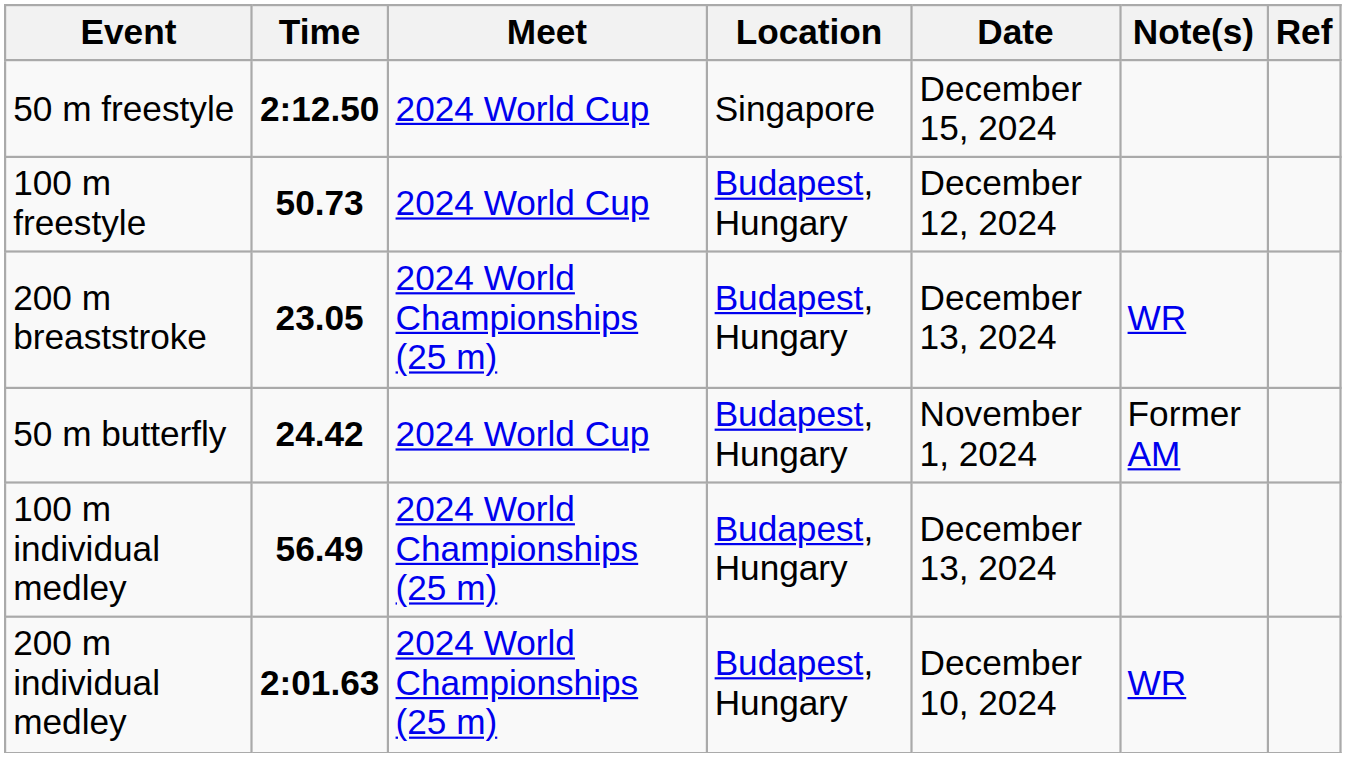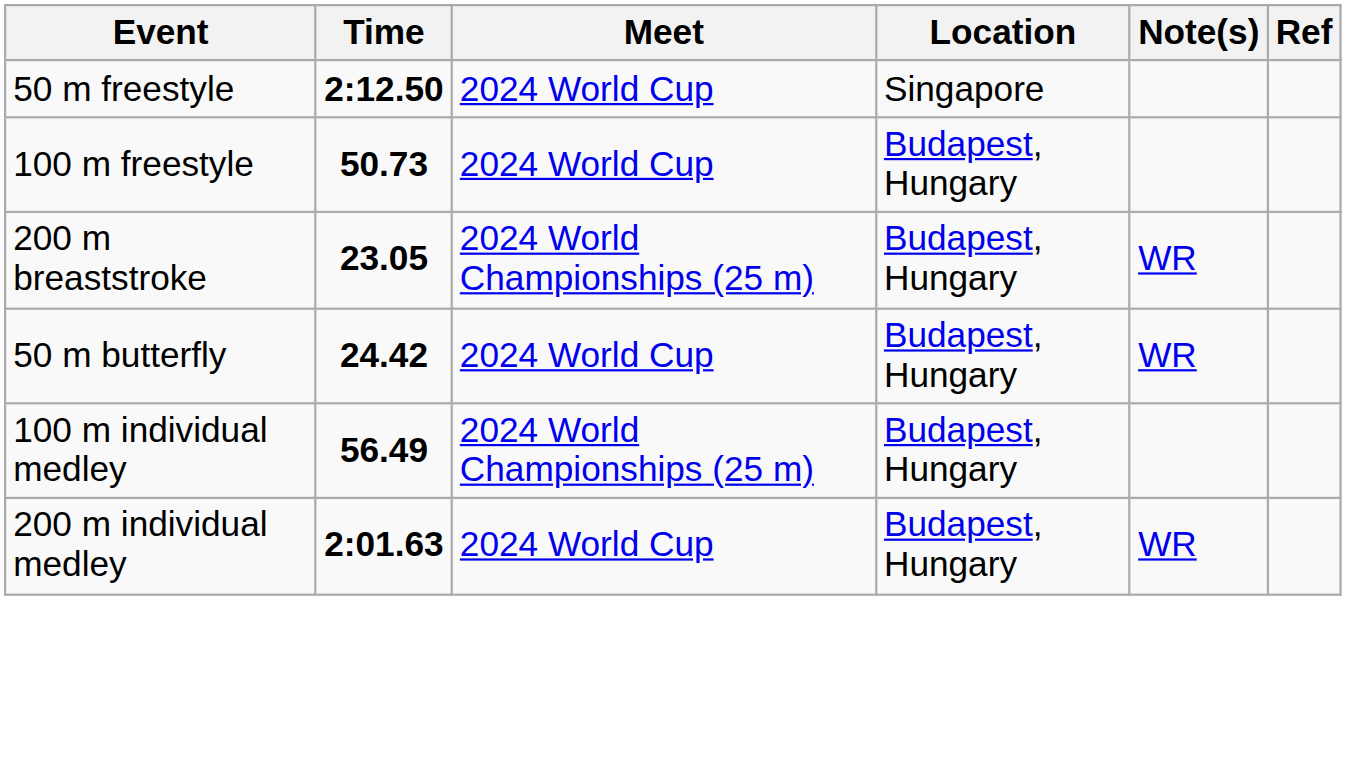- column: (1015, 32)
(1184, 433) Former AM -> (1167, 354) WR
(517, 684) 2024 World Championships (25 m) -> (587, 545) 2024 World Cup
